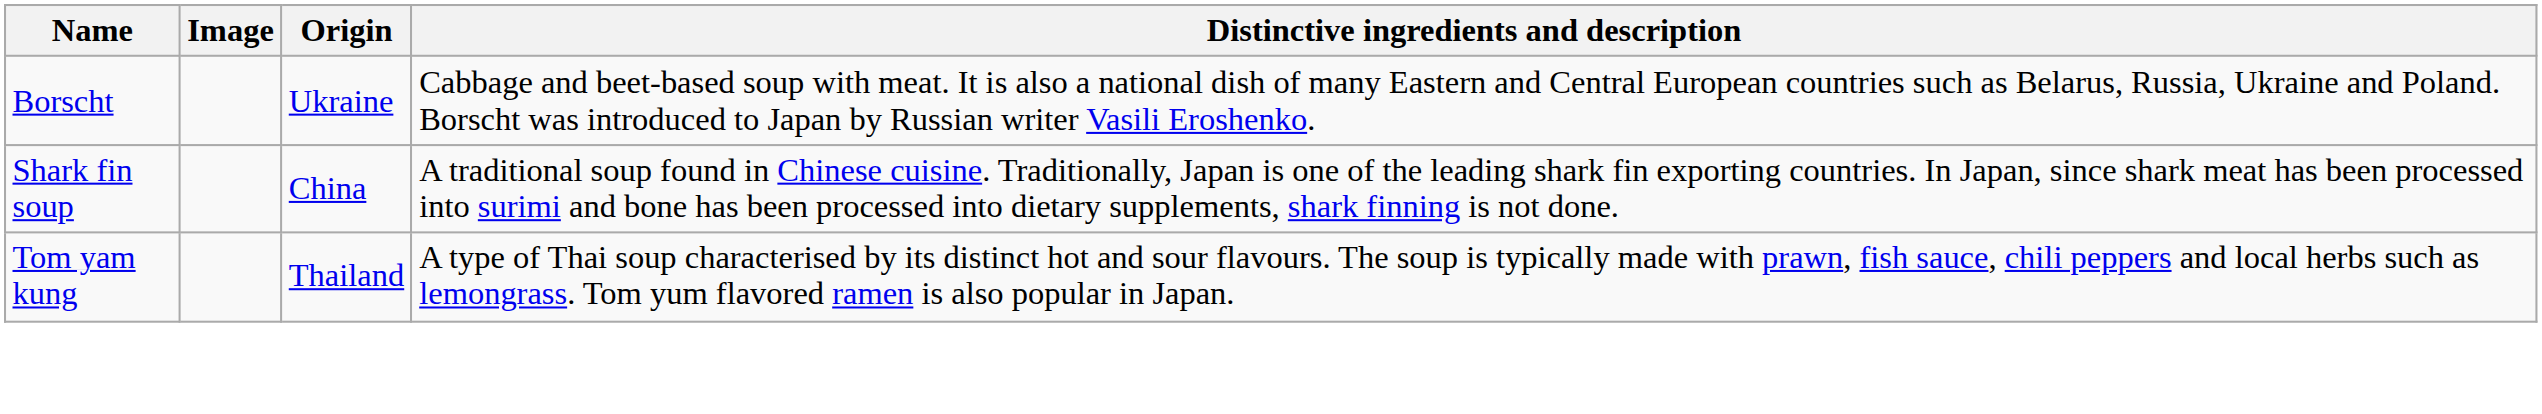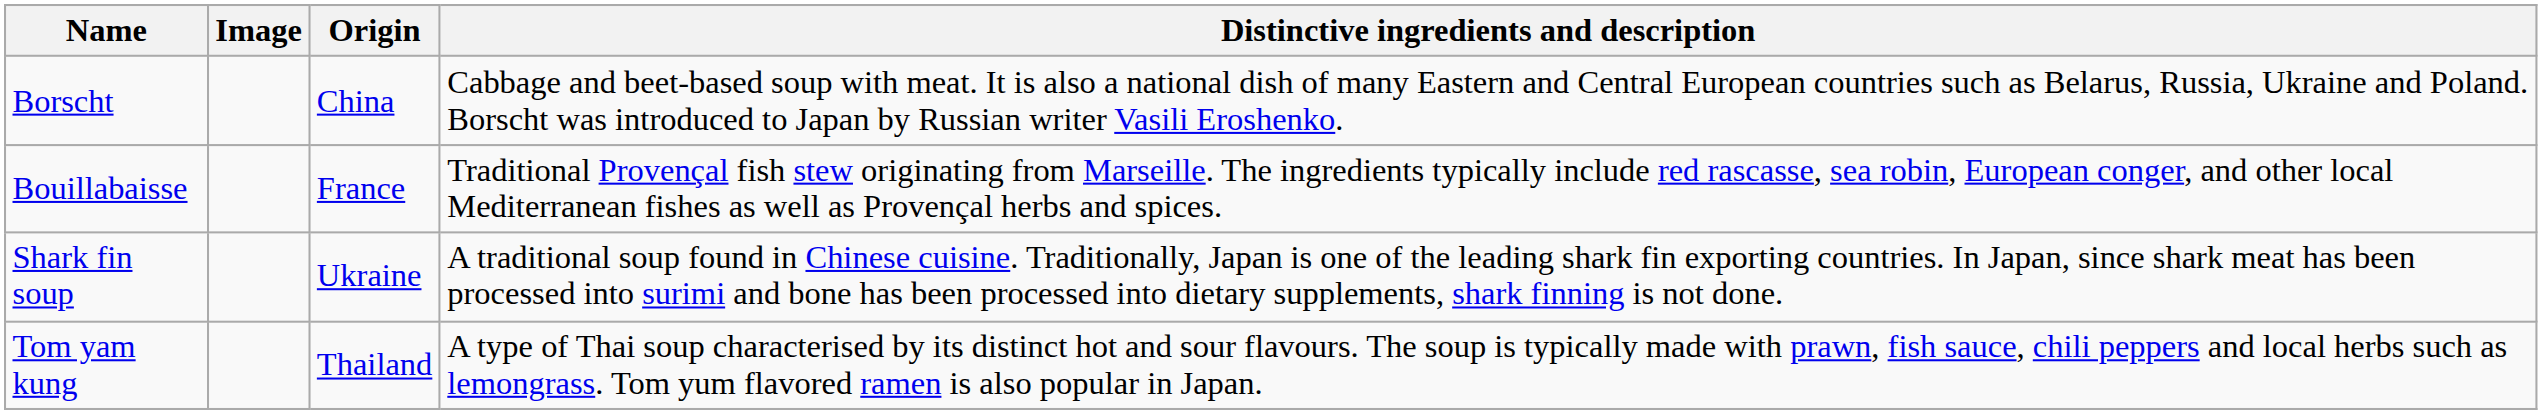(341, 100) Ukraine -> (356, 100) China
+ row: (100, 188)
(328, 188) China -> (369, 276) Ukraine
